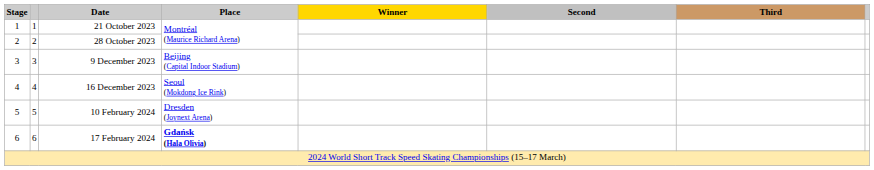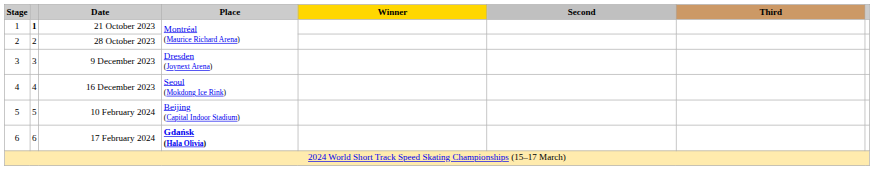(34, 26) normal -> (34, 26) bold
(202, 61) Beijing (Capital Indoor Stadium) -> (188, 61) Dresden (Joynext Arena)
(188, 111) Dresden (Joynext Arena) -> (202, 111) Beijing (Capital Indoor Stadium)
